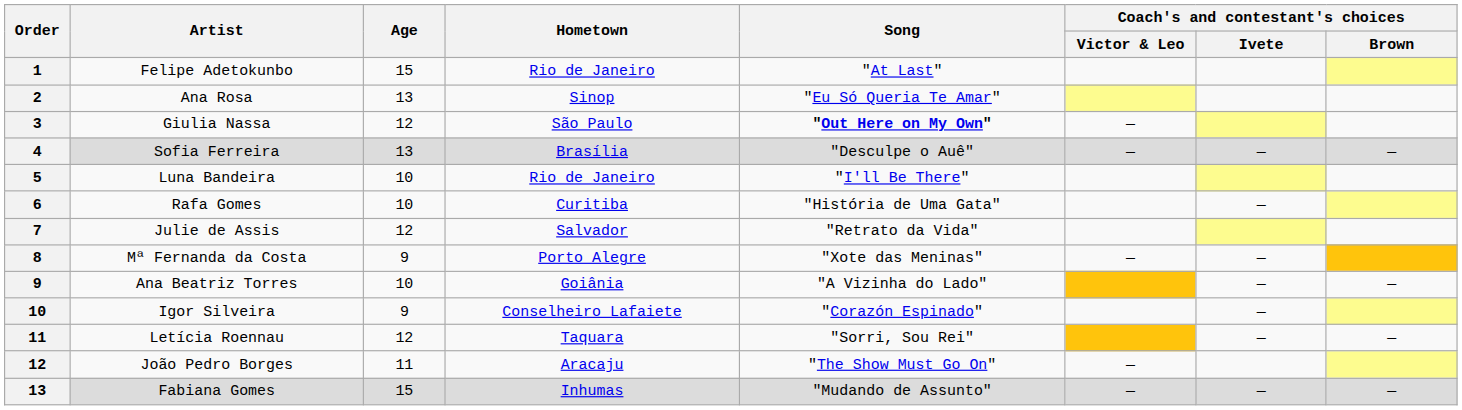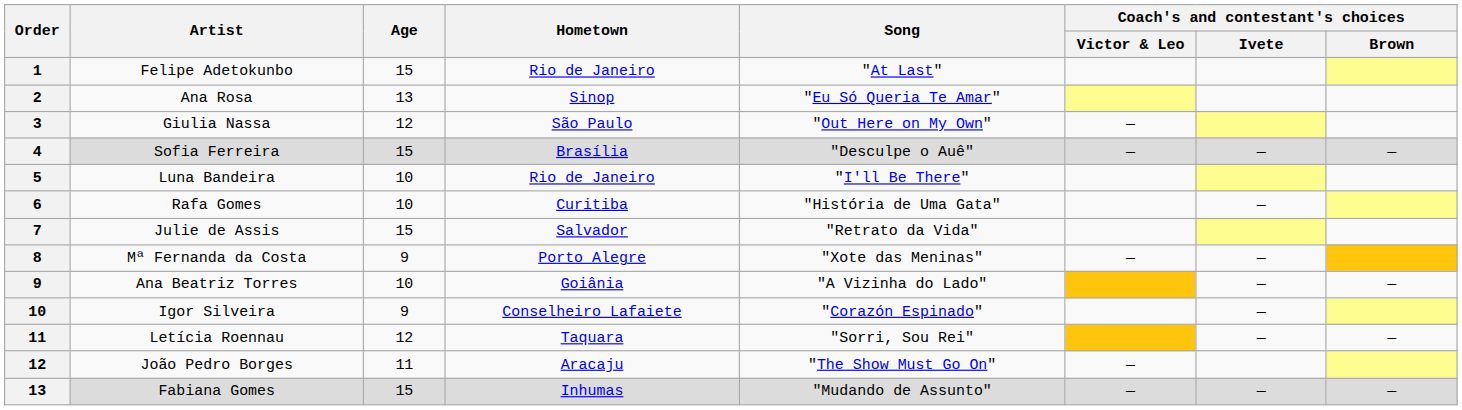(902, 125) bold -> (902, 125) normal
(404, 151) 13 -> (404, 151) 15
(404, 231) 12 -> (404, 231) 15
